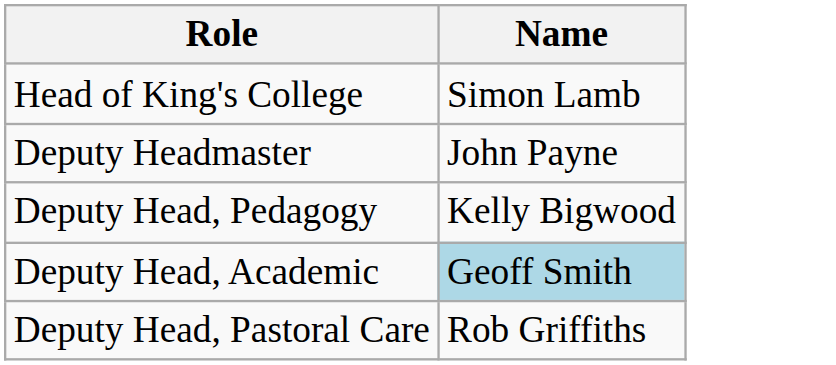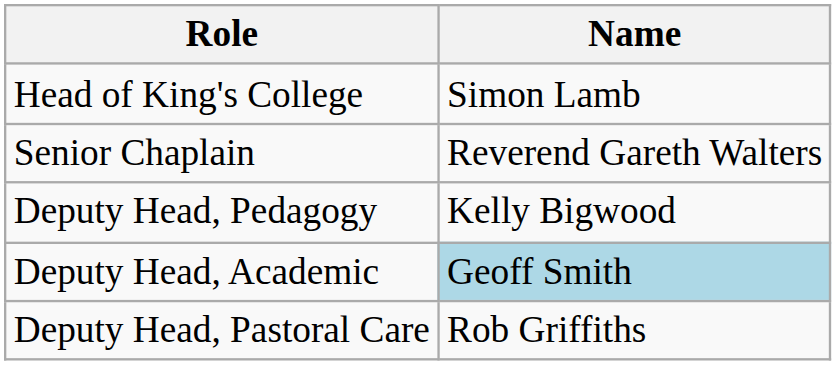- row: (162, 152)
+ row: (134, 152)
